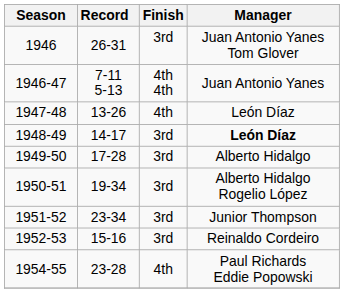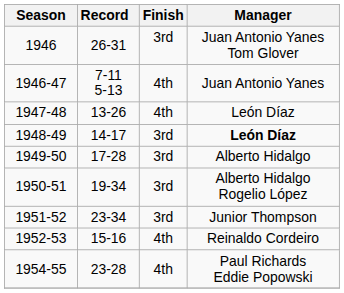(163, 83) 4th 4th -> (163, 83) 4th
(163, 239) 3rd -> (163, 239) 4th
